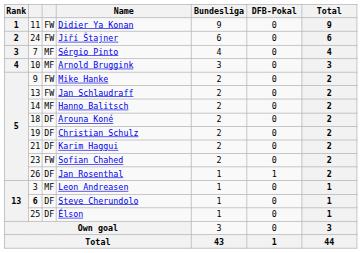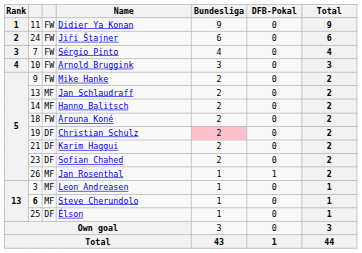(49, 52) MF -> (49, 52) FW
(49, 65) MF -> (49, 65) FW
(49, 92) FW -> (49, 92) MF
(49, 120) DF -> (49, 120) FW
(219, 133) no background -> (219, 133) pink background
(49, 160) FW -> (49, 160) DF
(49, 174) DF -> (49, 174) MF
(49, 201) DF -> (49, 201) MF
